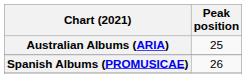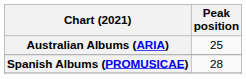(216, 63) 26 -> (216, 63) 28
